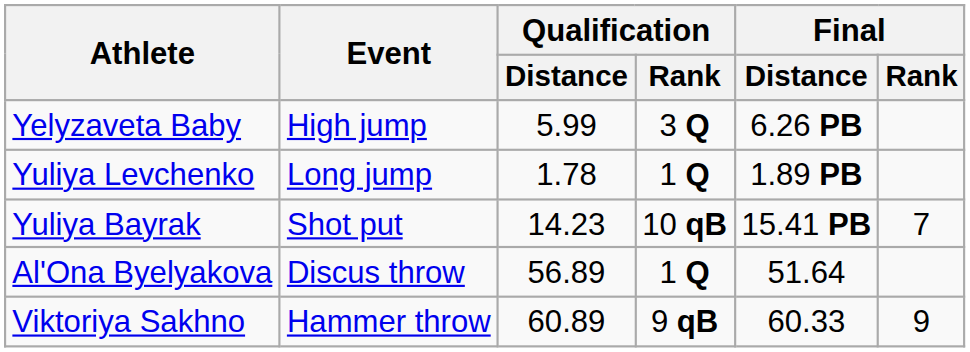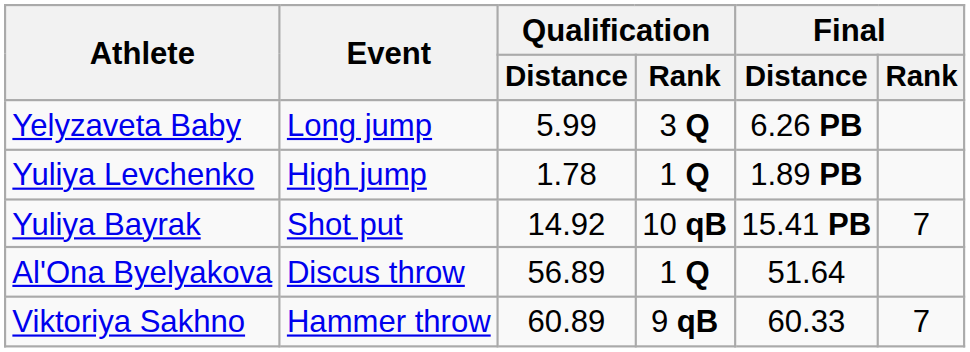(357, 126) High jump -> (359, 126) Long jump
(359, 175) Long jump -> (357, 175) High jump
(566, 224) 14.23 -> (566, 224) 14.92
(921, 322) 9 -> (921, 322) 7
